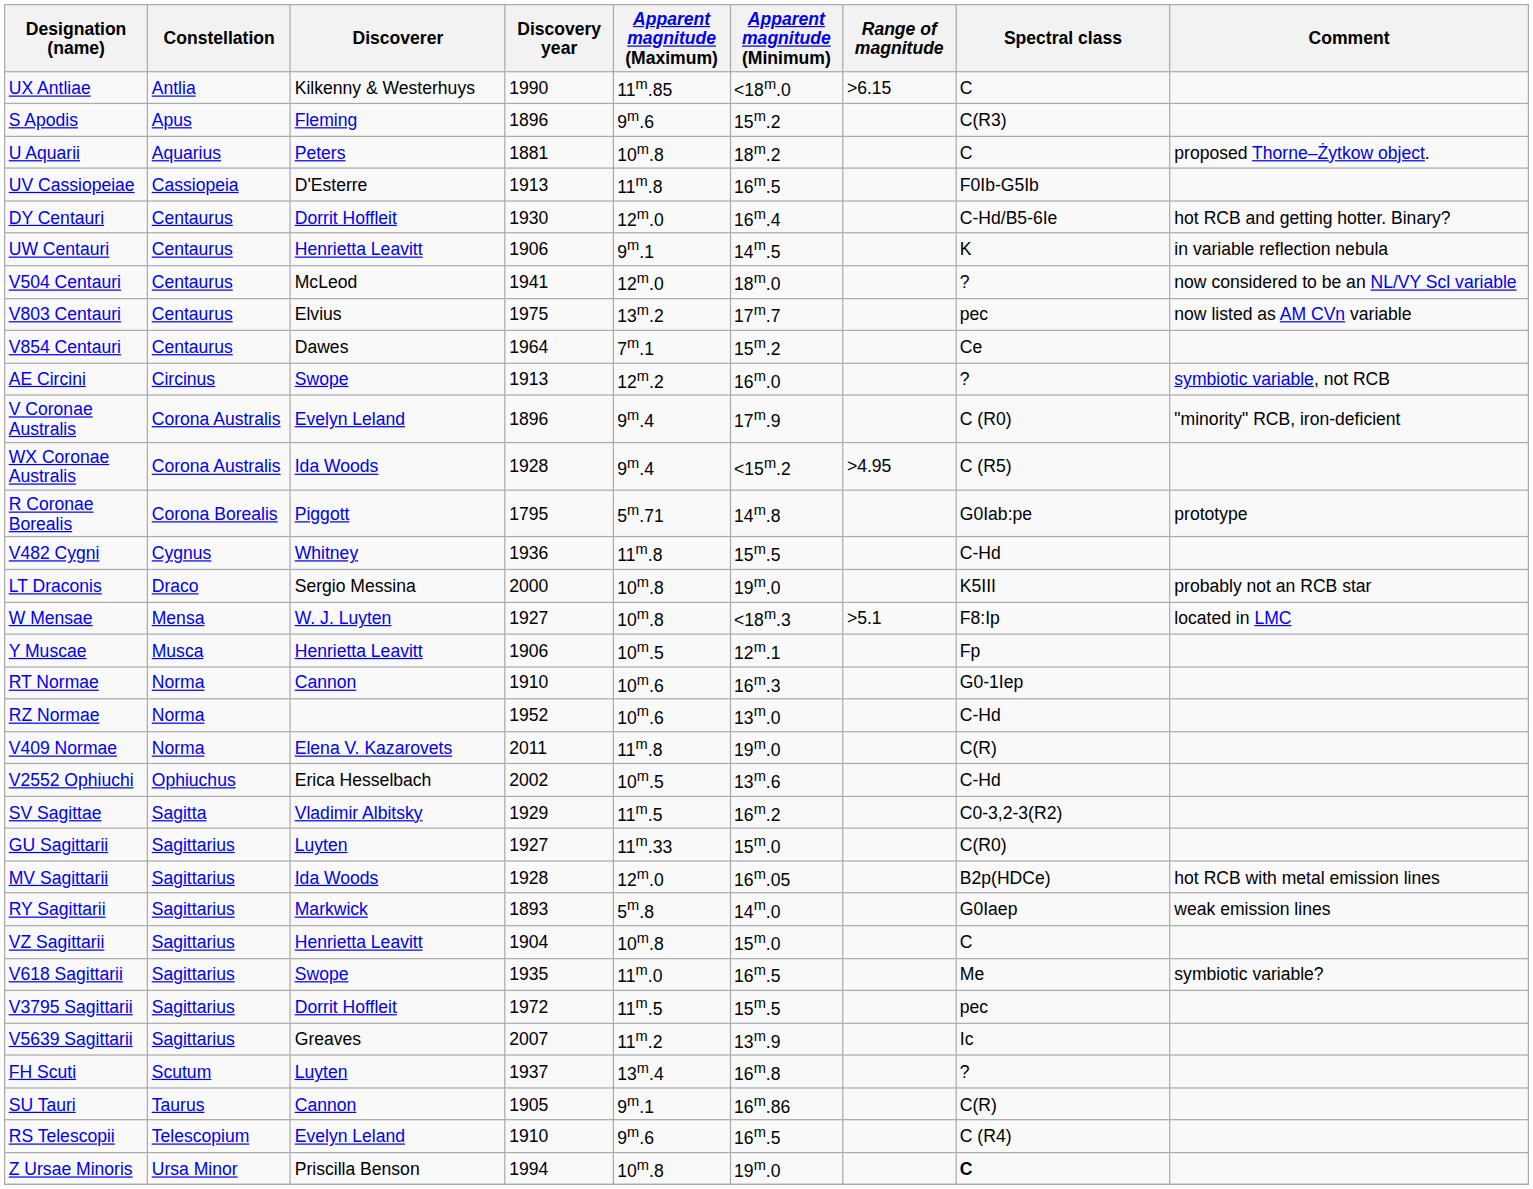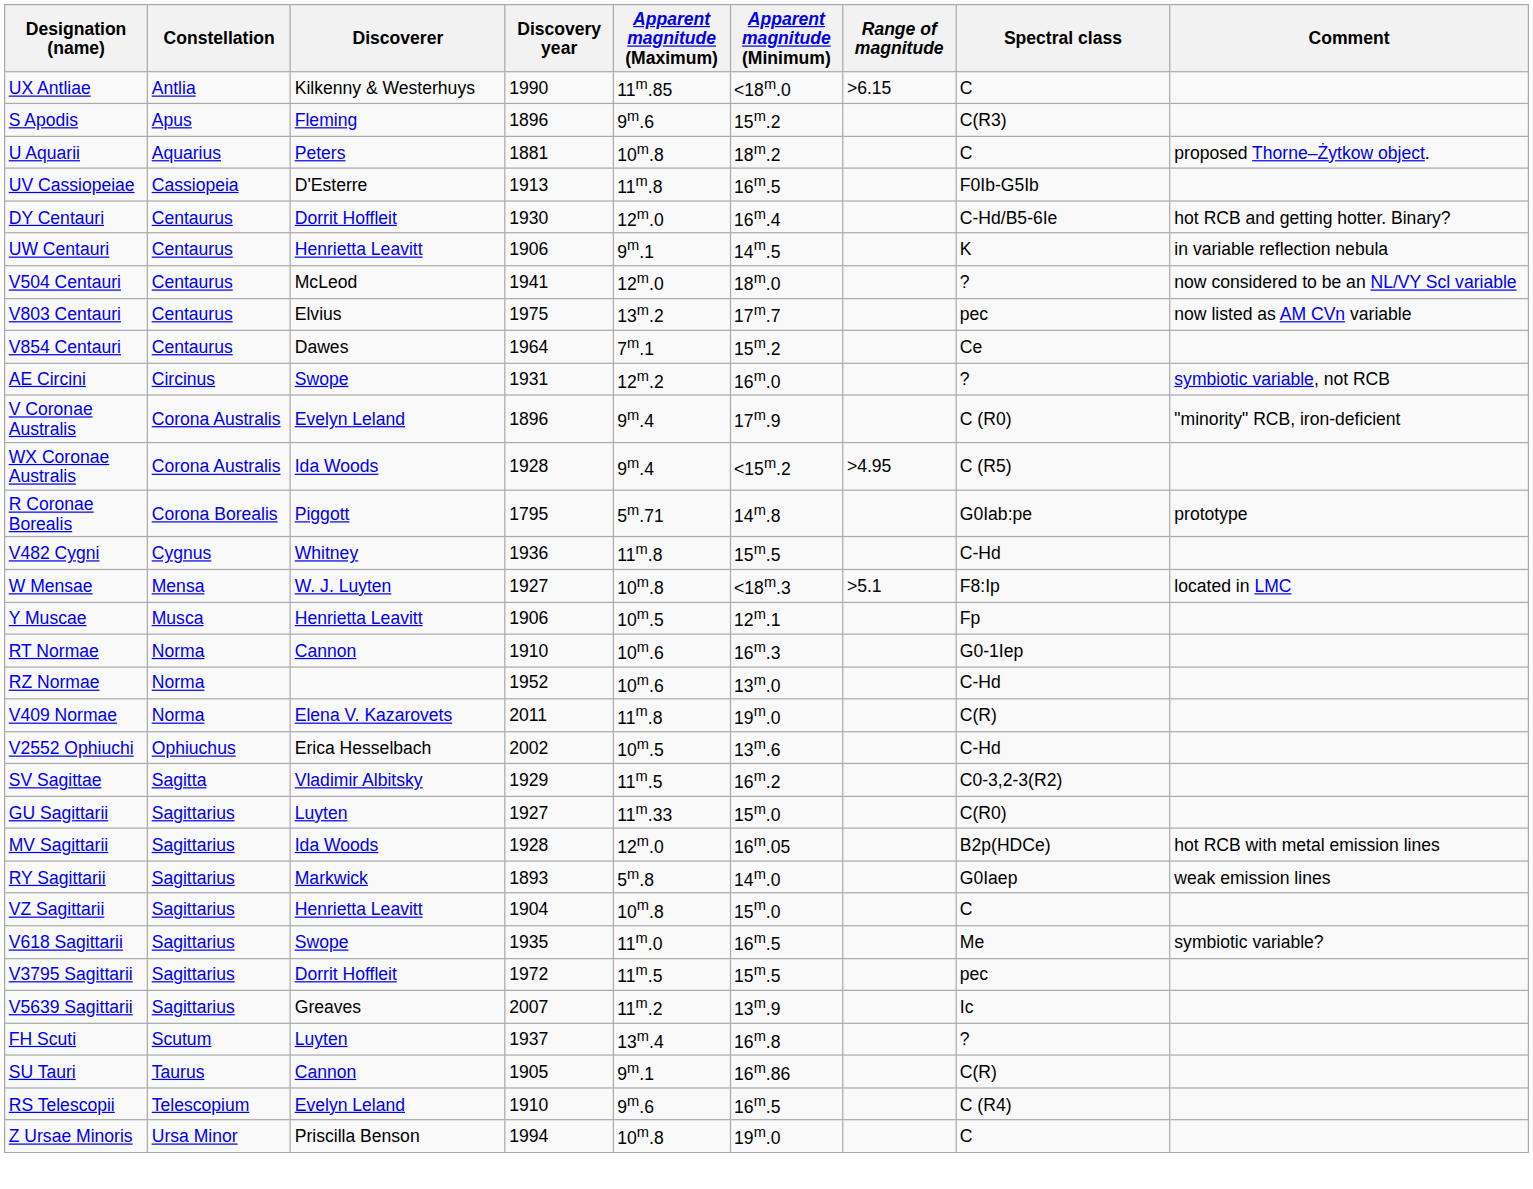(529, 379) 1913 -> (529, 379) 1931
- row: (55, 586)
(966, 1169) bold -> (966, 1137) normal
